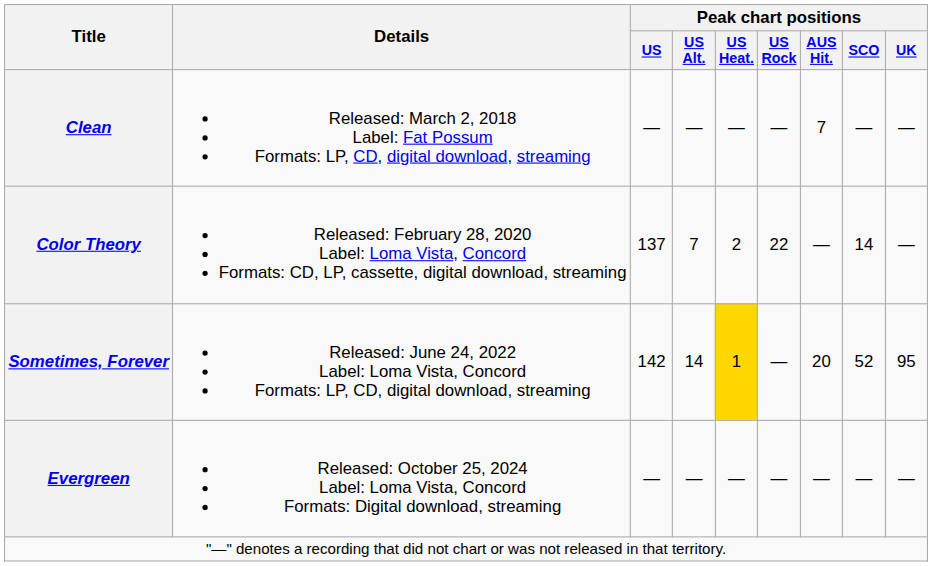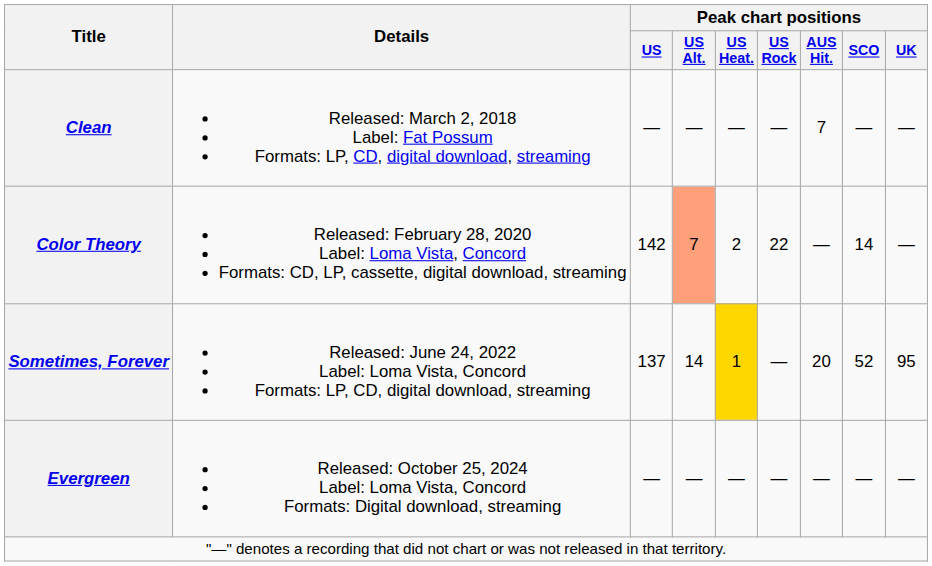(652, 244) 137 -> (652, 244) 142
(694, 244) no background -> (694, 244) lightsalmon background
(652, 361) 142 -> (652, 361) 137
